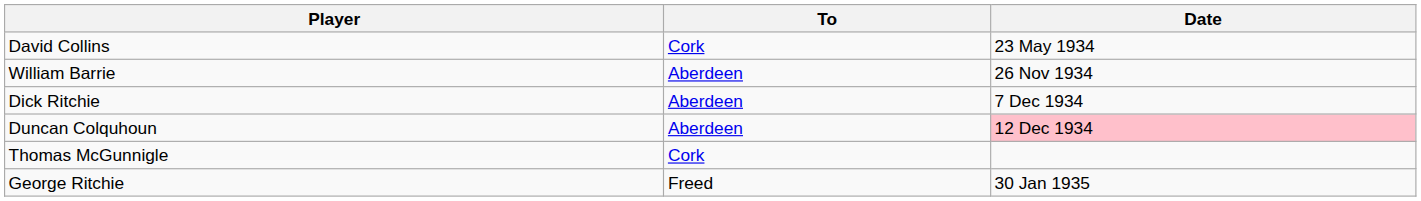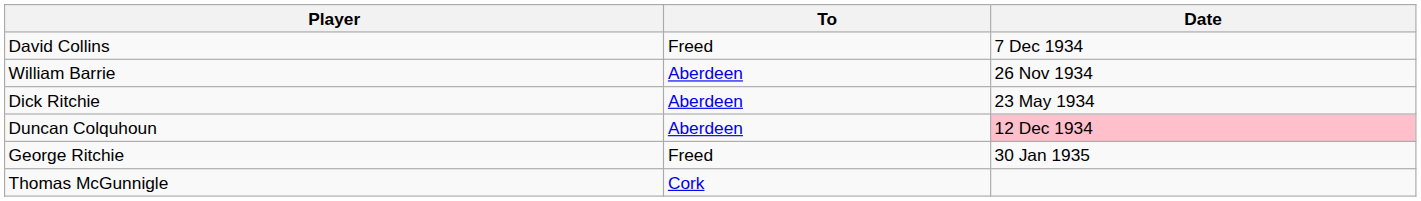(686, 46) Cork -> (691, 46) Freed
(1045, 46) 23 May 1934 -> (1039, 46) 7 Dec 1934
(1039, 101) 7 Dec 1934 -> (1045, 101) 23 May 1934
rows swapped: (66, 183) <-> (88, 156)
